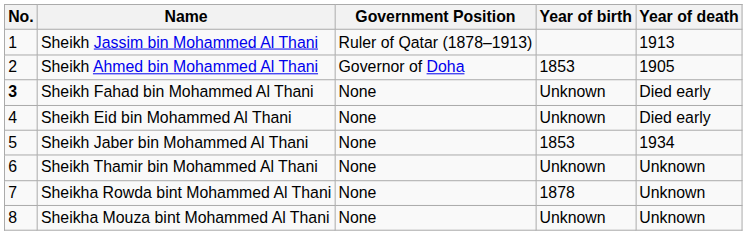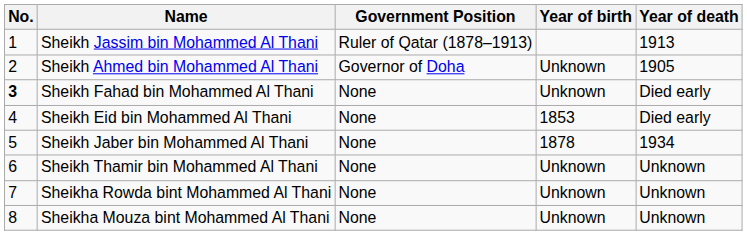(557, 67) 1853 -> (573, 67) Unknown
(573, 117) Unknown -> (557, 117) 1853
(557, 142) 1853 -> (557, 142) 1878
(557, 192) 1878 -> (573, 192) Unknown
